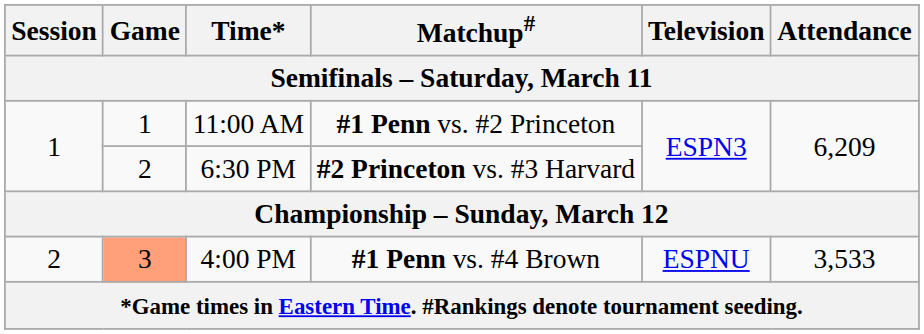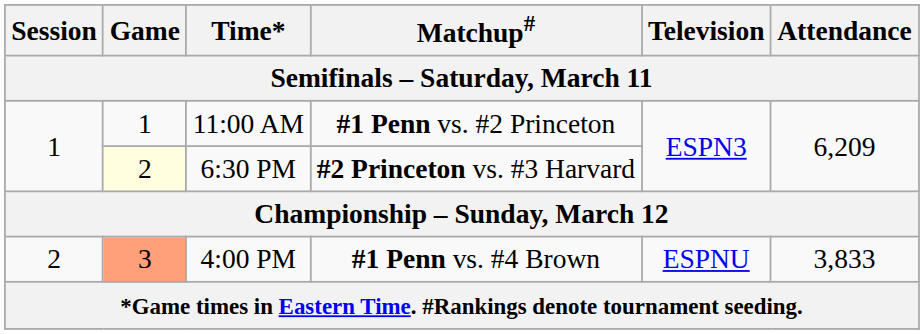(145, 169) no background -> (145, 169) lightyellow background
(844, 259) 3,533 -> (844, 259) 3,833
